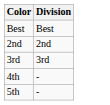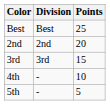+ column: (89, 12)
